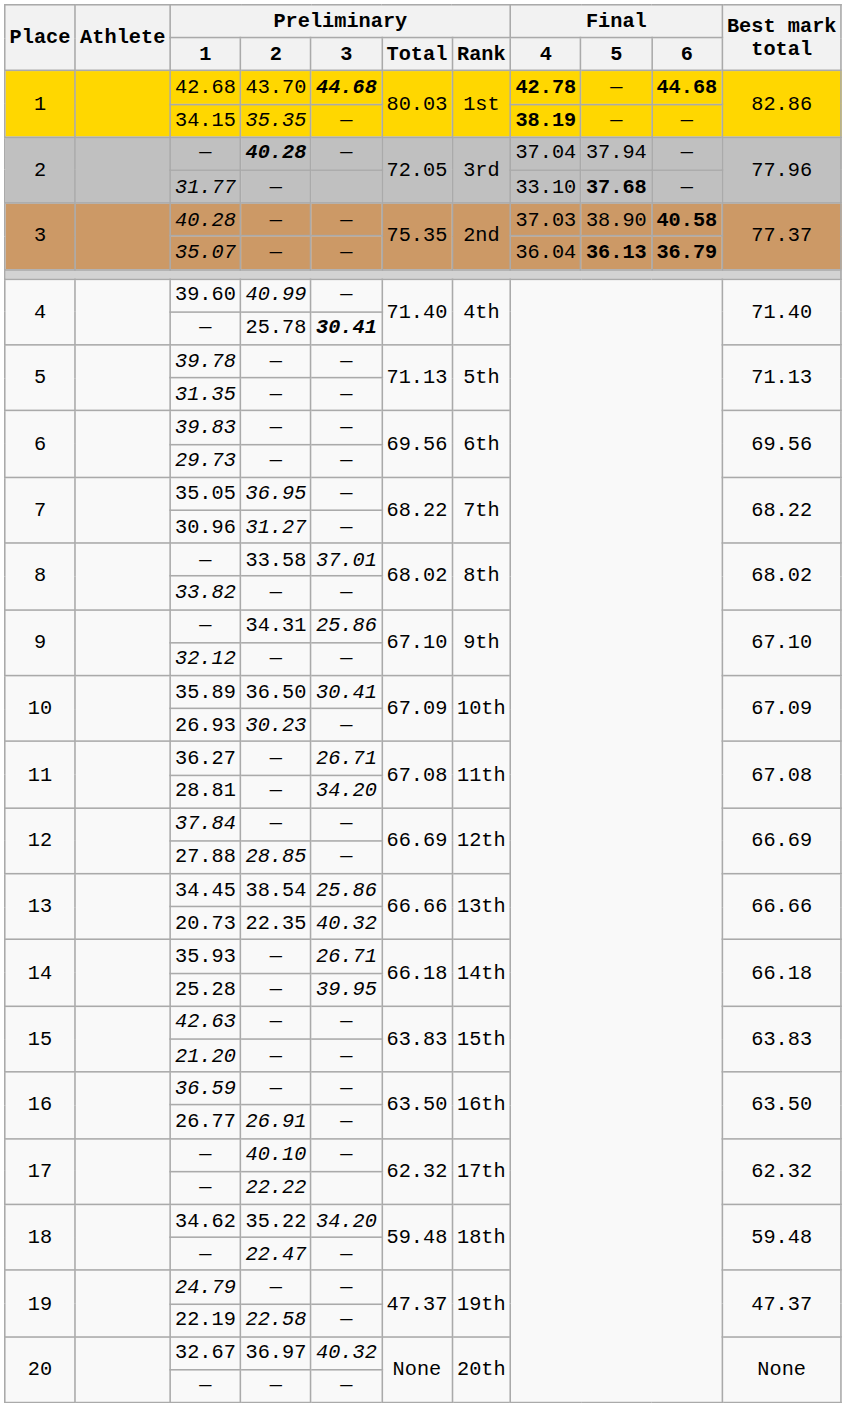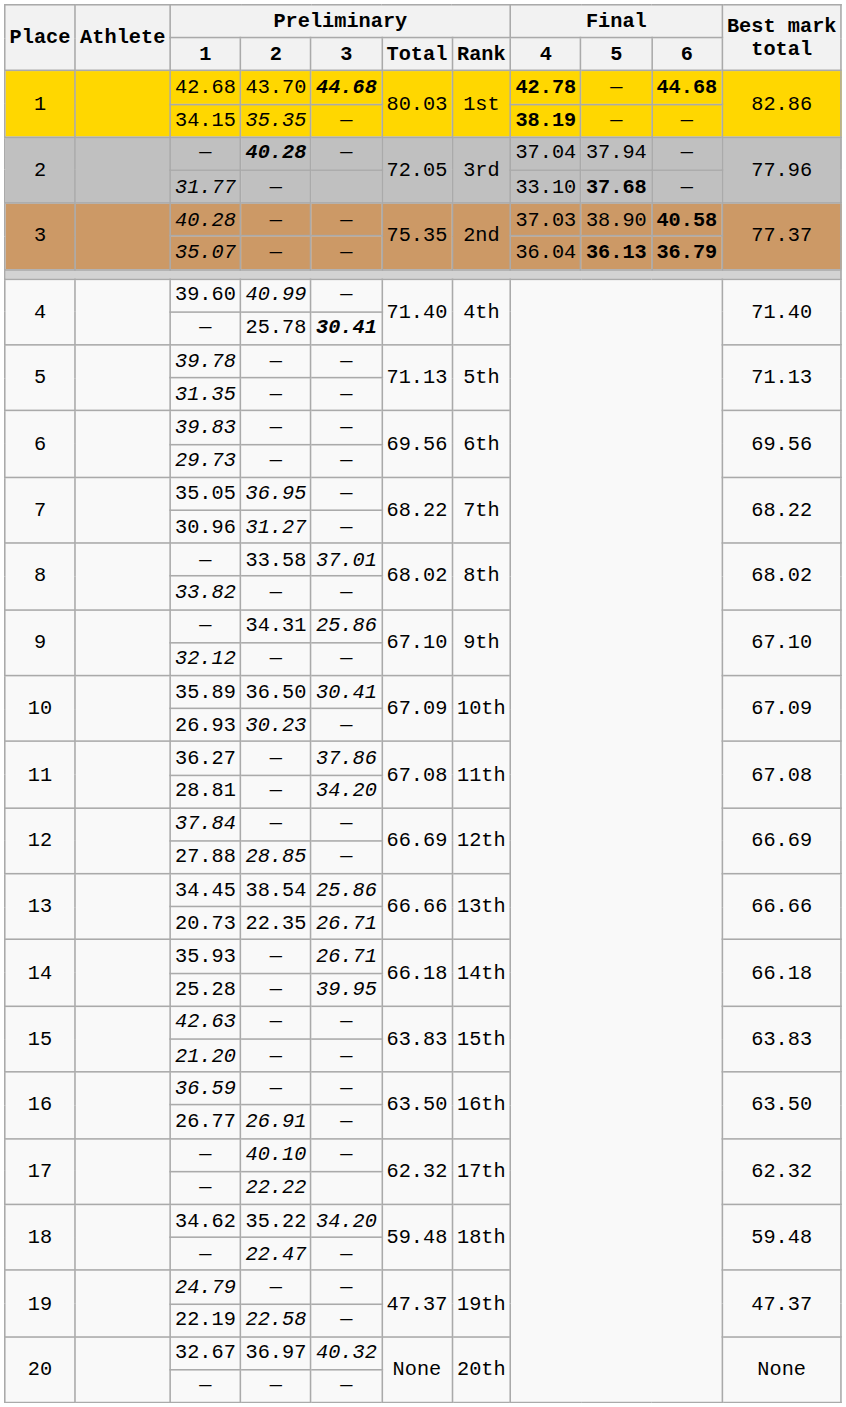(346, 758) 26.71 -> (346, 758) 37.86
(346, 923) 40.32 -> (346, 923) 26.71
